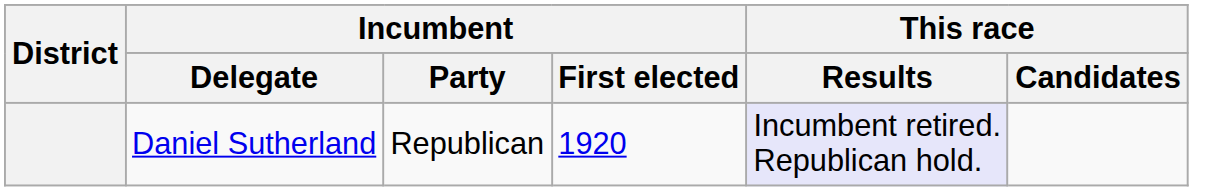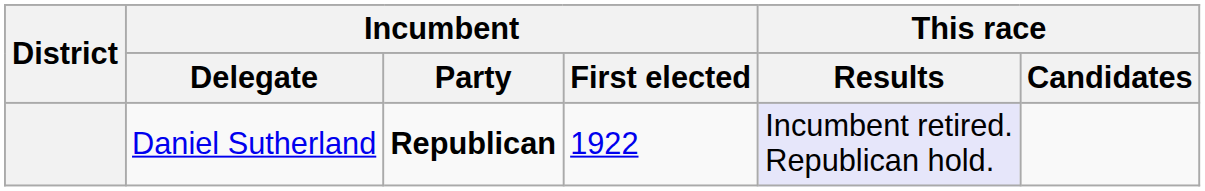(467, 143) normal -> (473, 143) bold
(592, 143) 1920 -> (604, 143) 1922
